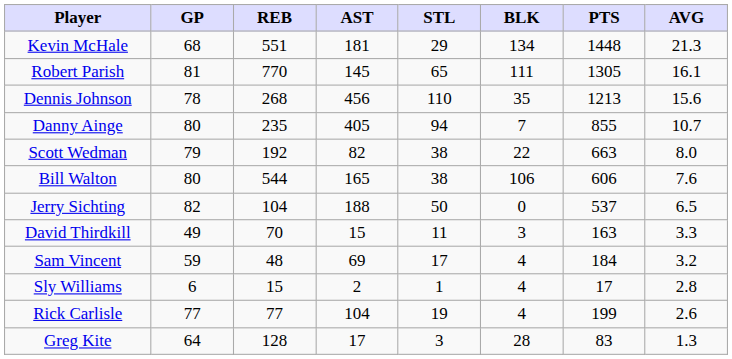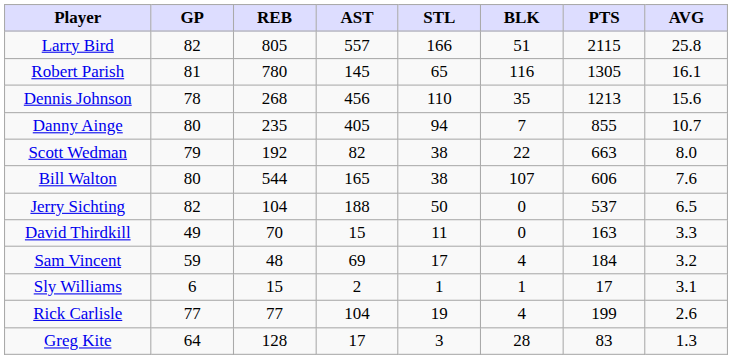+ row: (78, 44)
- row: (78, 44)
(275, 71) 770 -> (275, 71) 780
(522, 71) 111 -> (522, 71) 116
(522, 179) 106 -> (522, 179) 107
(522, 233) 3 -> (522, 233) 0
(522, 286) 4 -> (522, 286) 1
(686, 286) 2.8 -> (686, 286) 3.1
